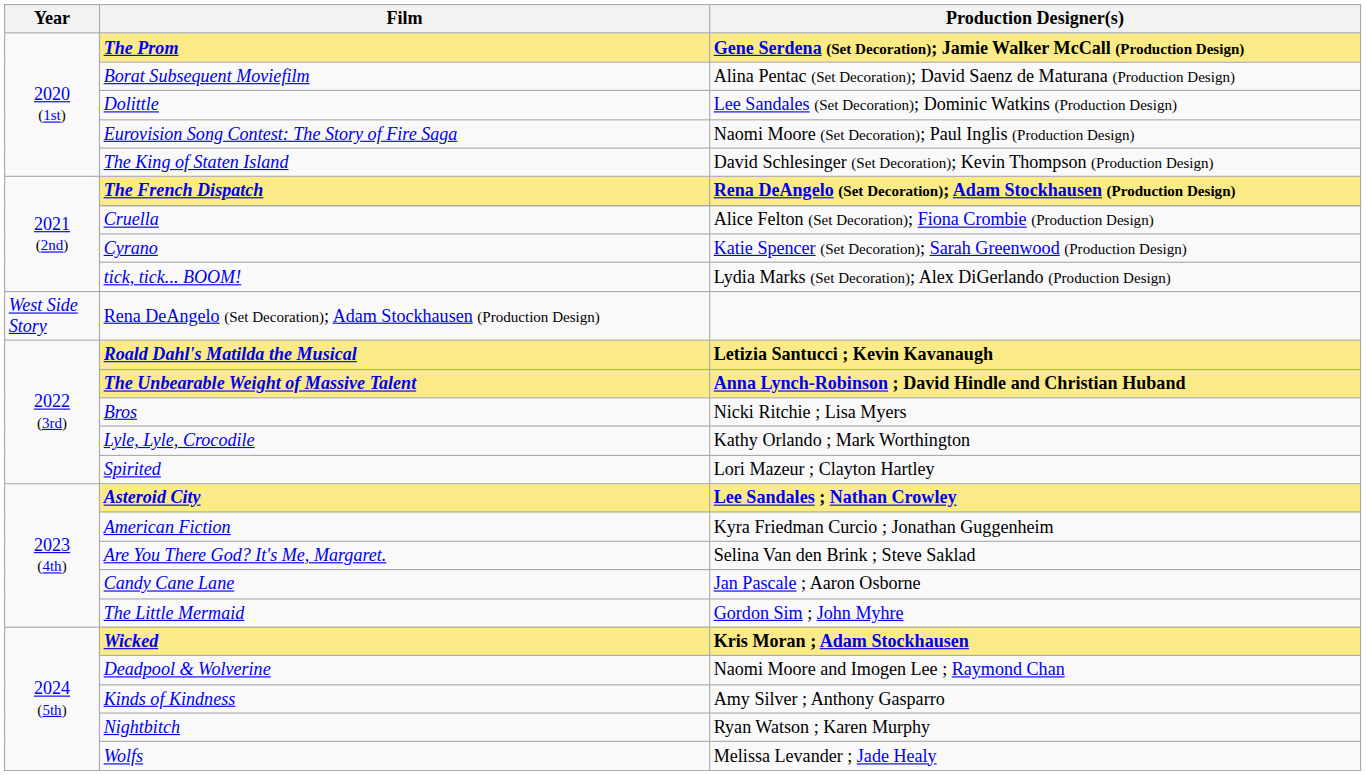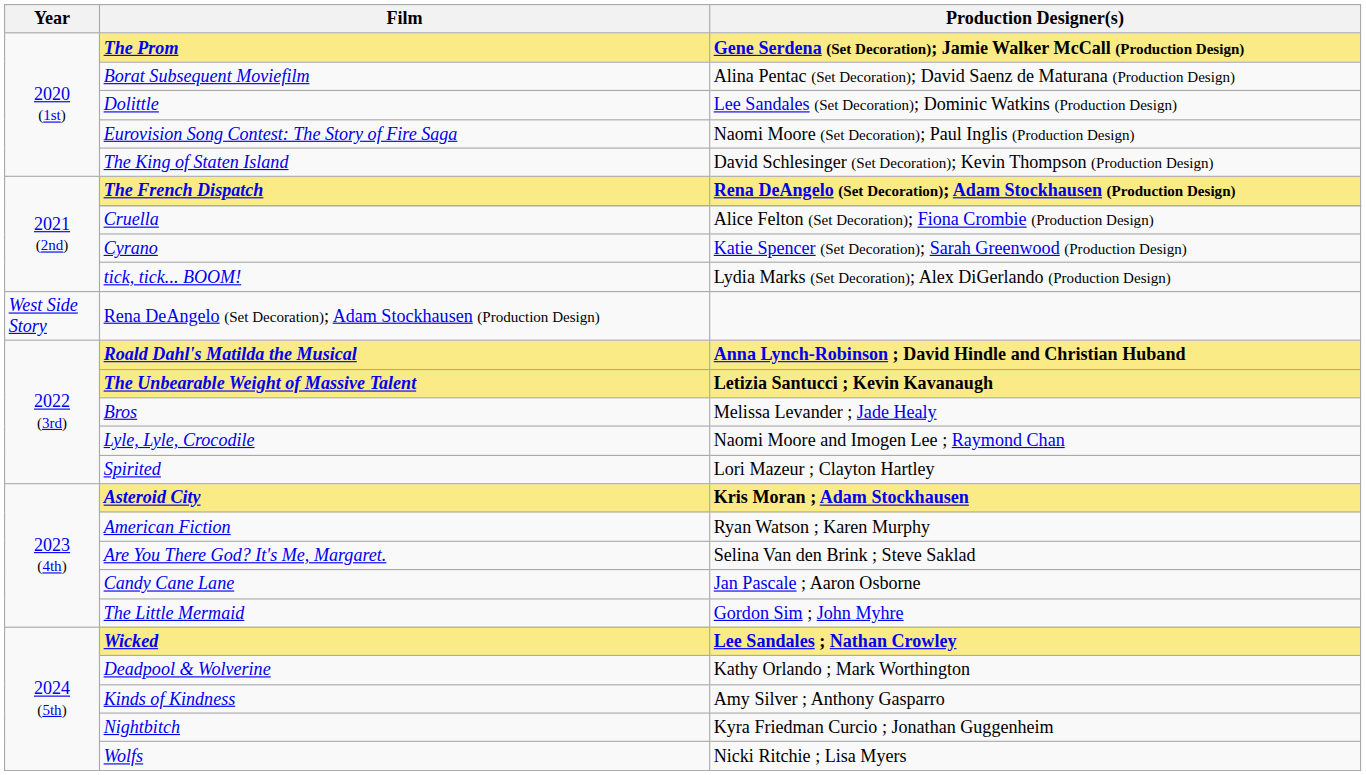(853, 354) Letizia Santucci ; Kevin Kavanaugh -> (950, 354) Anna Lynch-Robinson ; David Hindle and Christian Huband
(950, 383) Anna Lynch-Robinson ; David Hindle and Christian Huband -> (853, 383) Letizia Santucci ; Kevin Kavanaugh
(810, 411) Nicki Ritchie ; Lisa Myers -> (825, 411) Melissa Levander ; Jade Healy
(842, 440) Kathy Orlando ; Mark Worthington -> (889, 440) Naomi Moore and Imogen Lee ; Raymond Chan
(835, 497) Lee Sandales ; Nathan Crowley -> (841, 497) Kris Moran ; Adam Stockhausen
(884, 526) Kyra Friedman Curcio ; Jonathan Guggenheim -> (822, 526) Ryan Watson ; Karen Murphy
(841, 641) Kris Moran ; Adam Stockhausen -> (835, 641) Lee Sandales ; Nathan Crowley
(889, 669) Naomi Moore and Imogen Lee ; Raymond Chan -> (842, 669) Kathy Orlando ; Mark Worthington
(822, 727) Ryan Watson ; Karen Murphy -> (884, 727) Kyra Friedman Curcio ; Jonathan Guggenheim
(825, 756) Melissa Levander ; Jade Healy -> (810, 756) Nicki Ritchie ; Lisa Myers
